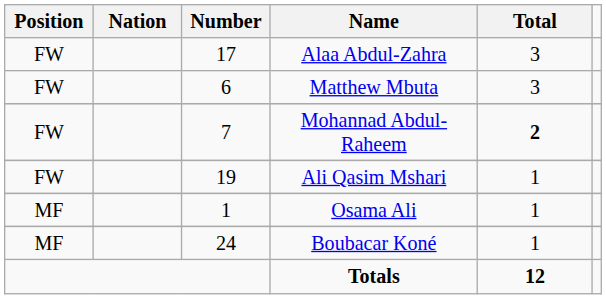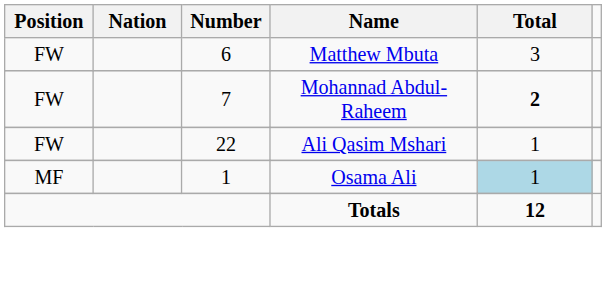- row: (374, 54)
(226, 177) 19 -> (226, 144) 22
(535, 210) no background -> (535, 177) lightblue background
- row: (374, 243)
